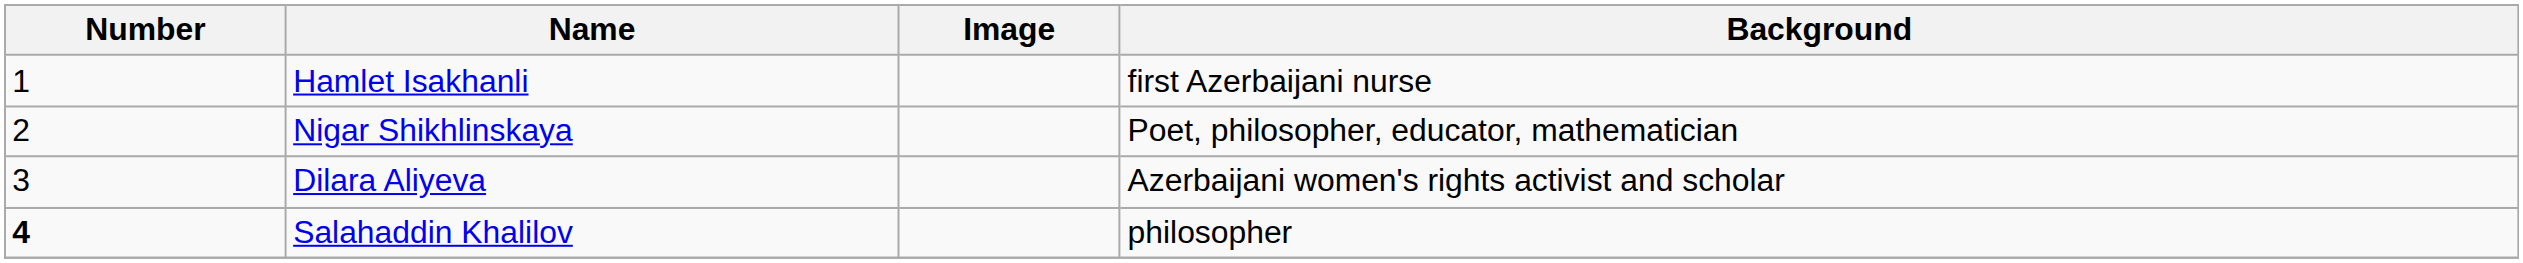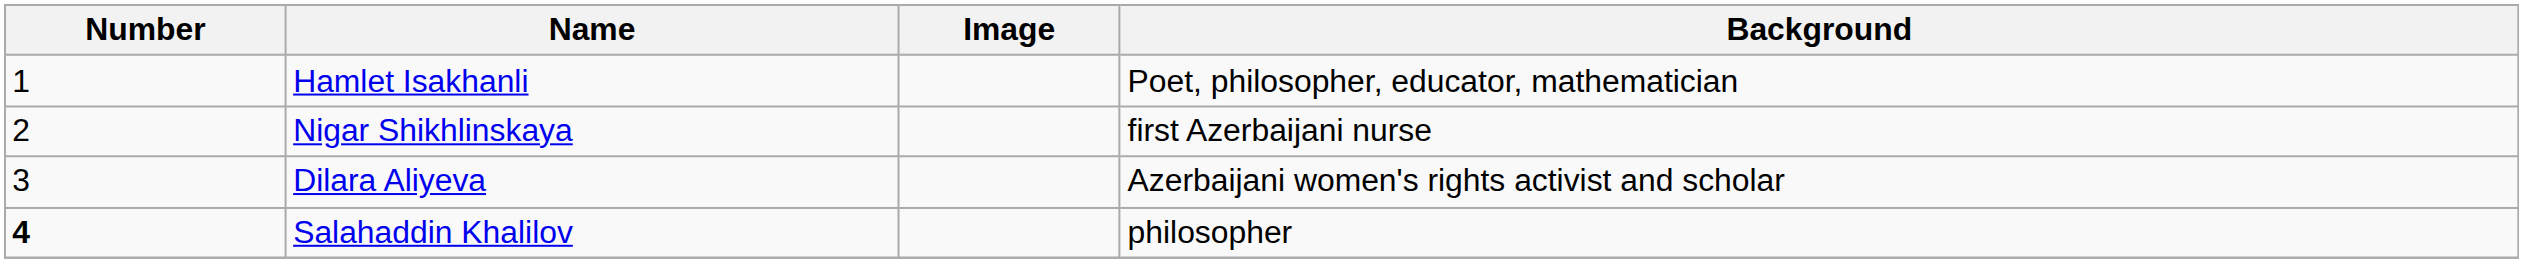(1280, 80) first Azerbaijani nurse -> (1433, 80) Poet, philosopher, educator, mathematician
(1433, 130) Poet, philosopher, educator, mathematician -> (1280, 130) first Azerbaijani nurse
